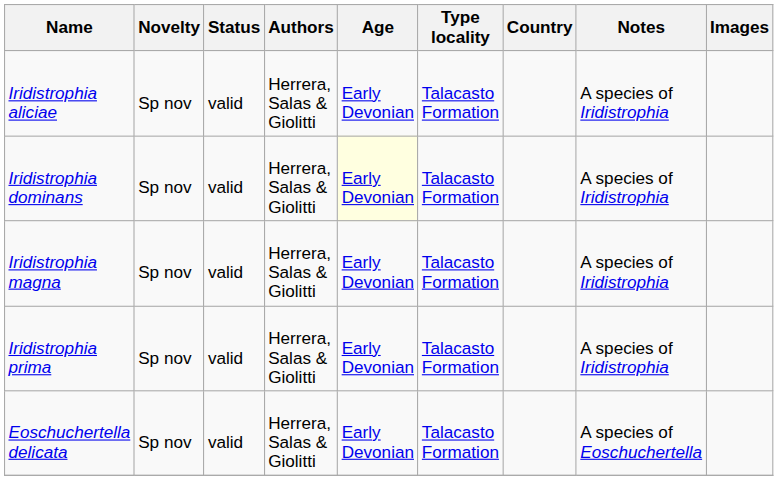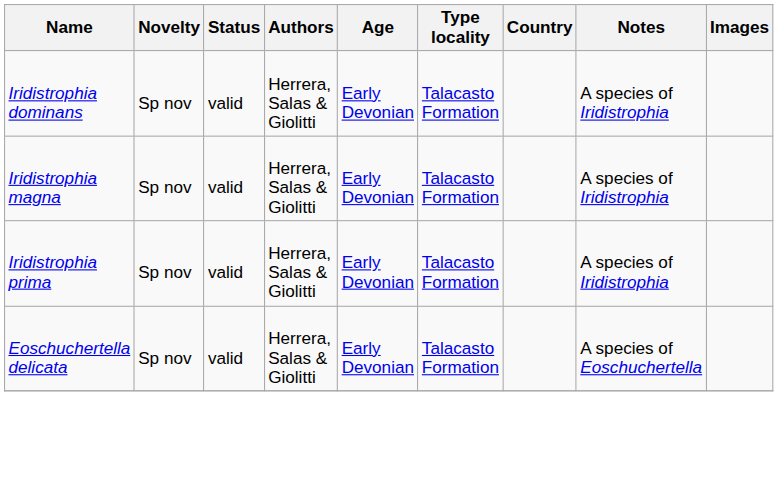- row: (53, 103)
(378, 187) lightyellow background -> (378, 103) no background
